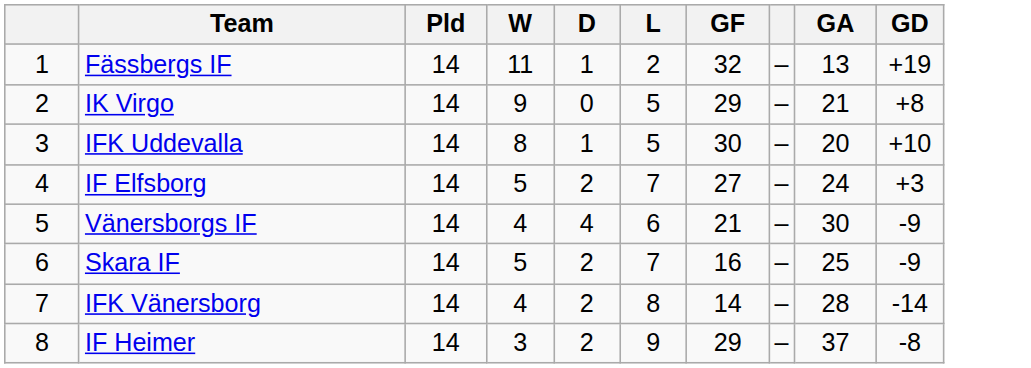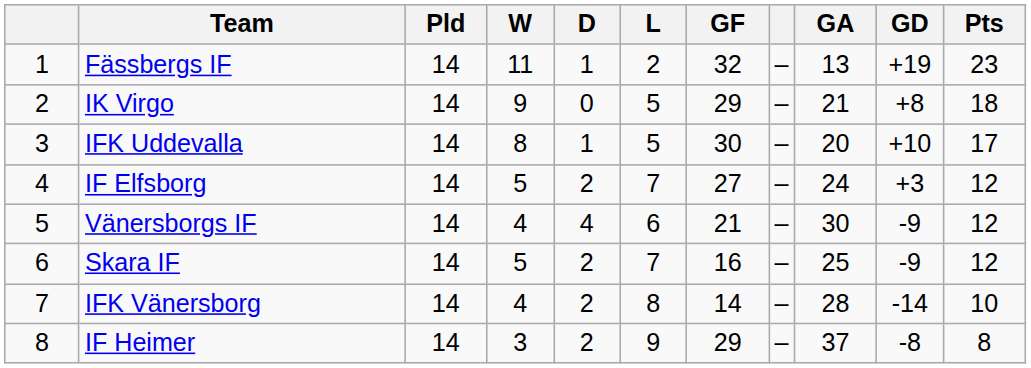+ column: (984, 24)
